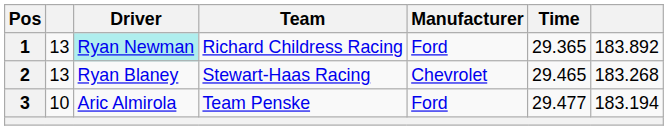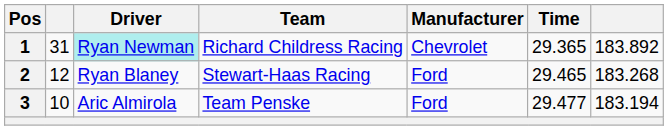(59, 47) 13 -> (59, 47) 31
(429, 47) Ford -> (449, 47) Chevrolet
(59, 75) 13 -> (59, 75) 12
(449, 75) Chevrolet -> (429, 75) Ford
